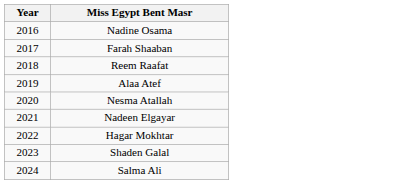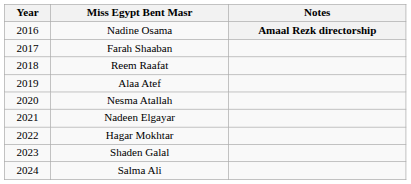+ column: (317, 13)
